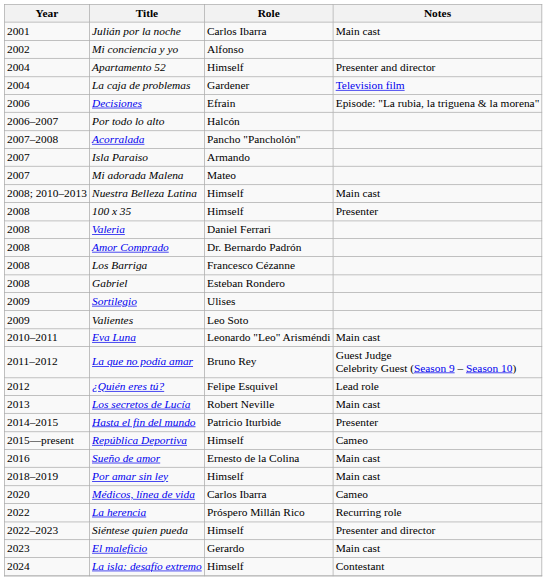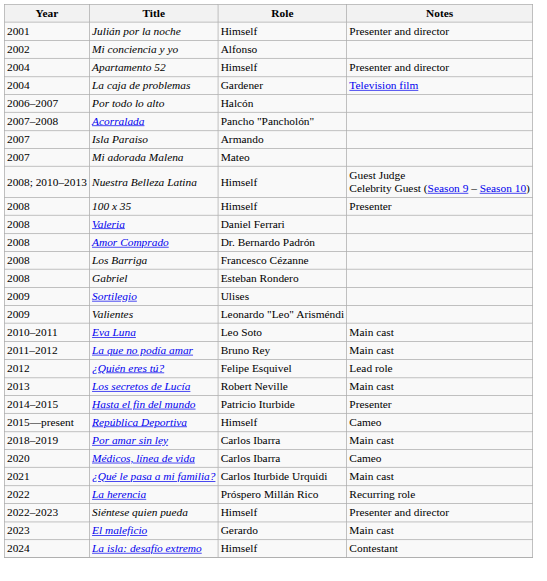(237, 31) Carlos Ibarra -> (239, 31) Himself
(358, 31) Main cast -> (399, 31) Presenter and director
- row: (117, 103)
(358, 193) Main cast -> (440, 182) Guest Judge Celebrity Guest (Season 9 – Season 10)
(228, 319) Leo Soto -> (282, 314) Leonardo "Leo" Arisméndi
(269, 337) Leonardo "Leo" Arisméndi -> (241, 332) Leo Soto
(426, 362) Guest Judge Celebrity Guest (Season 9 – Season 10) -> (372, 350) Main cast
- row: (126, 458)
(225, 476) Himself -> (250, 440) Carlos Ibarra
+ row: (154, 476)
